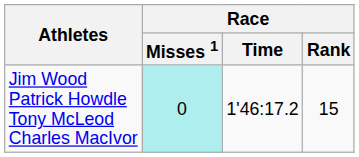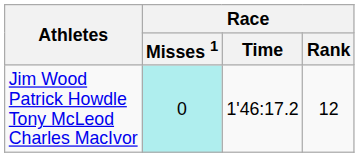(329, 109) 15 -> (329, 109) 12
